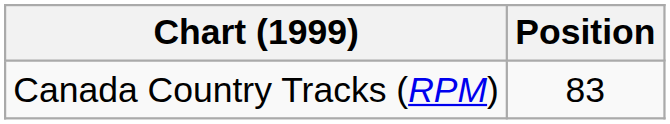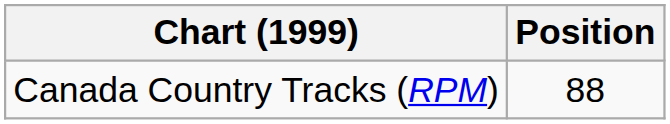(585, 88) 83 -> (585, 88) 88
